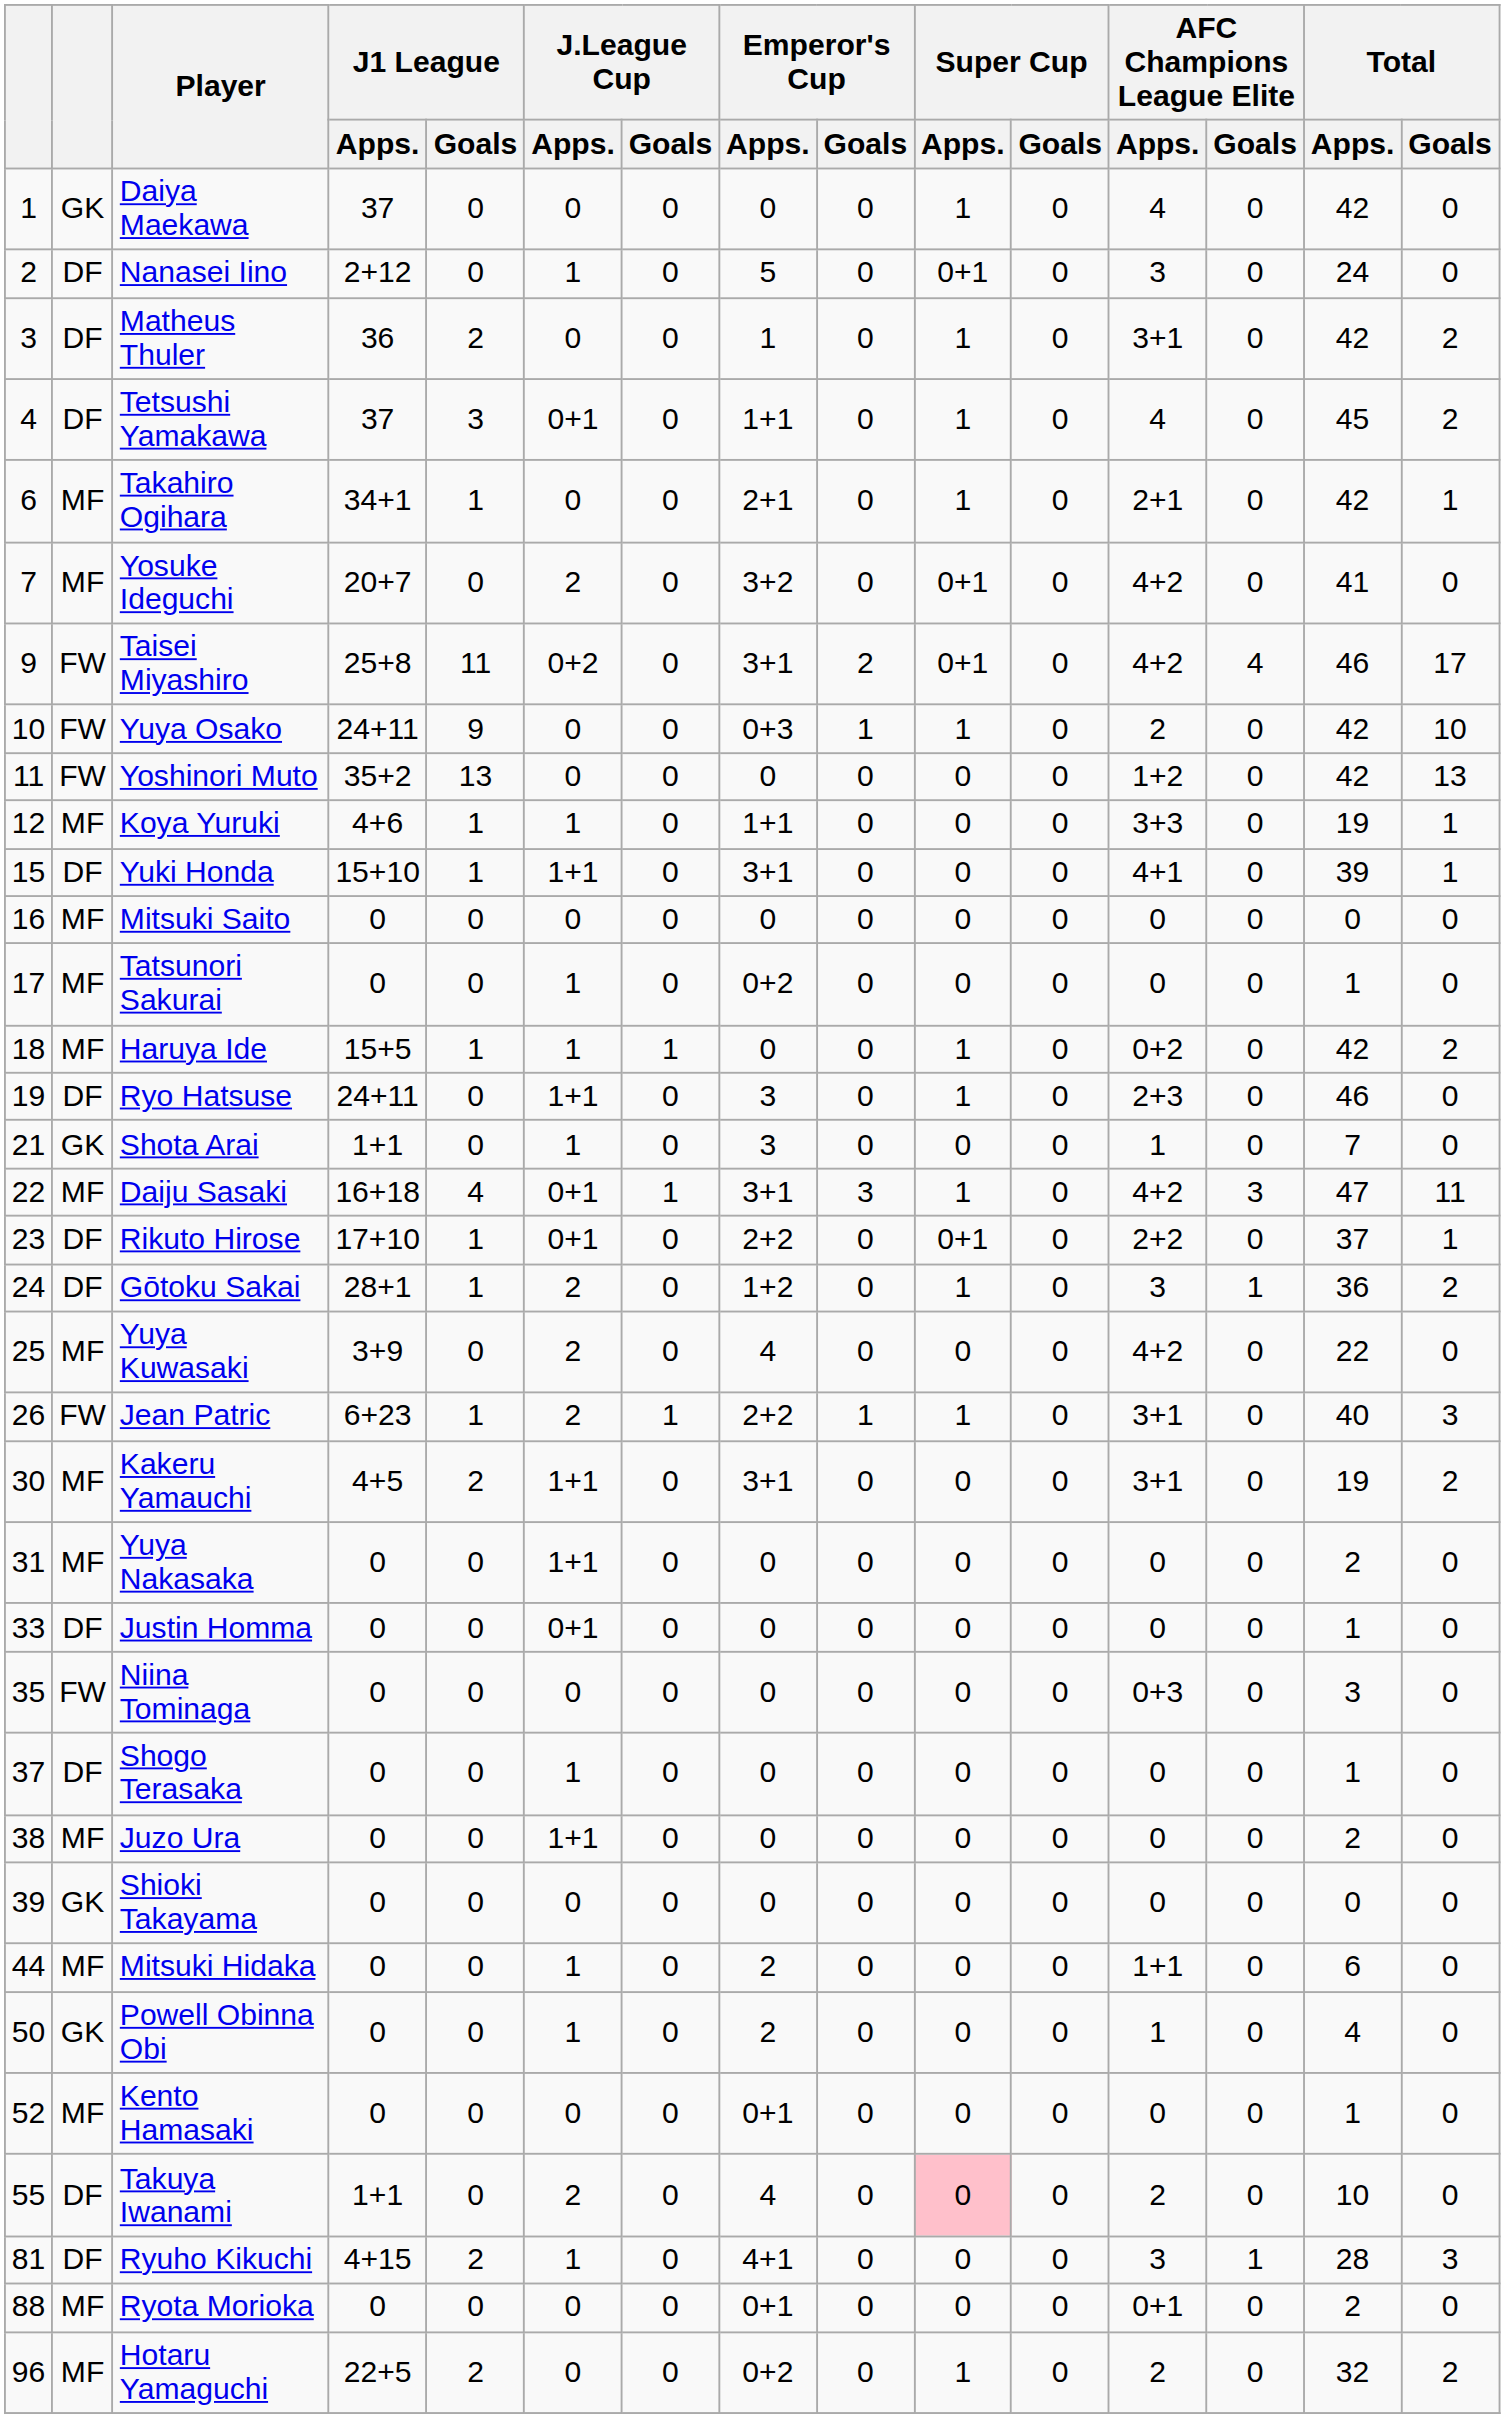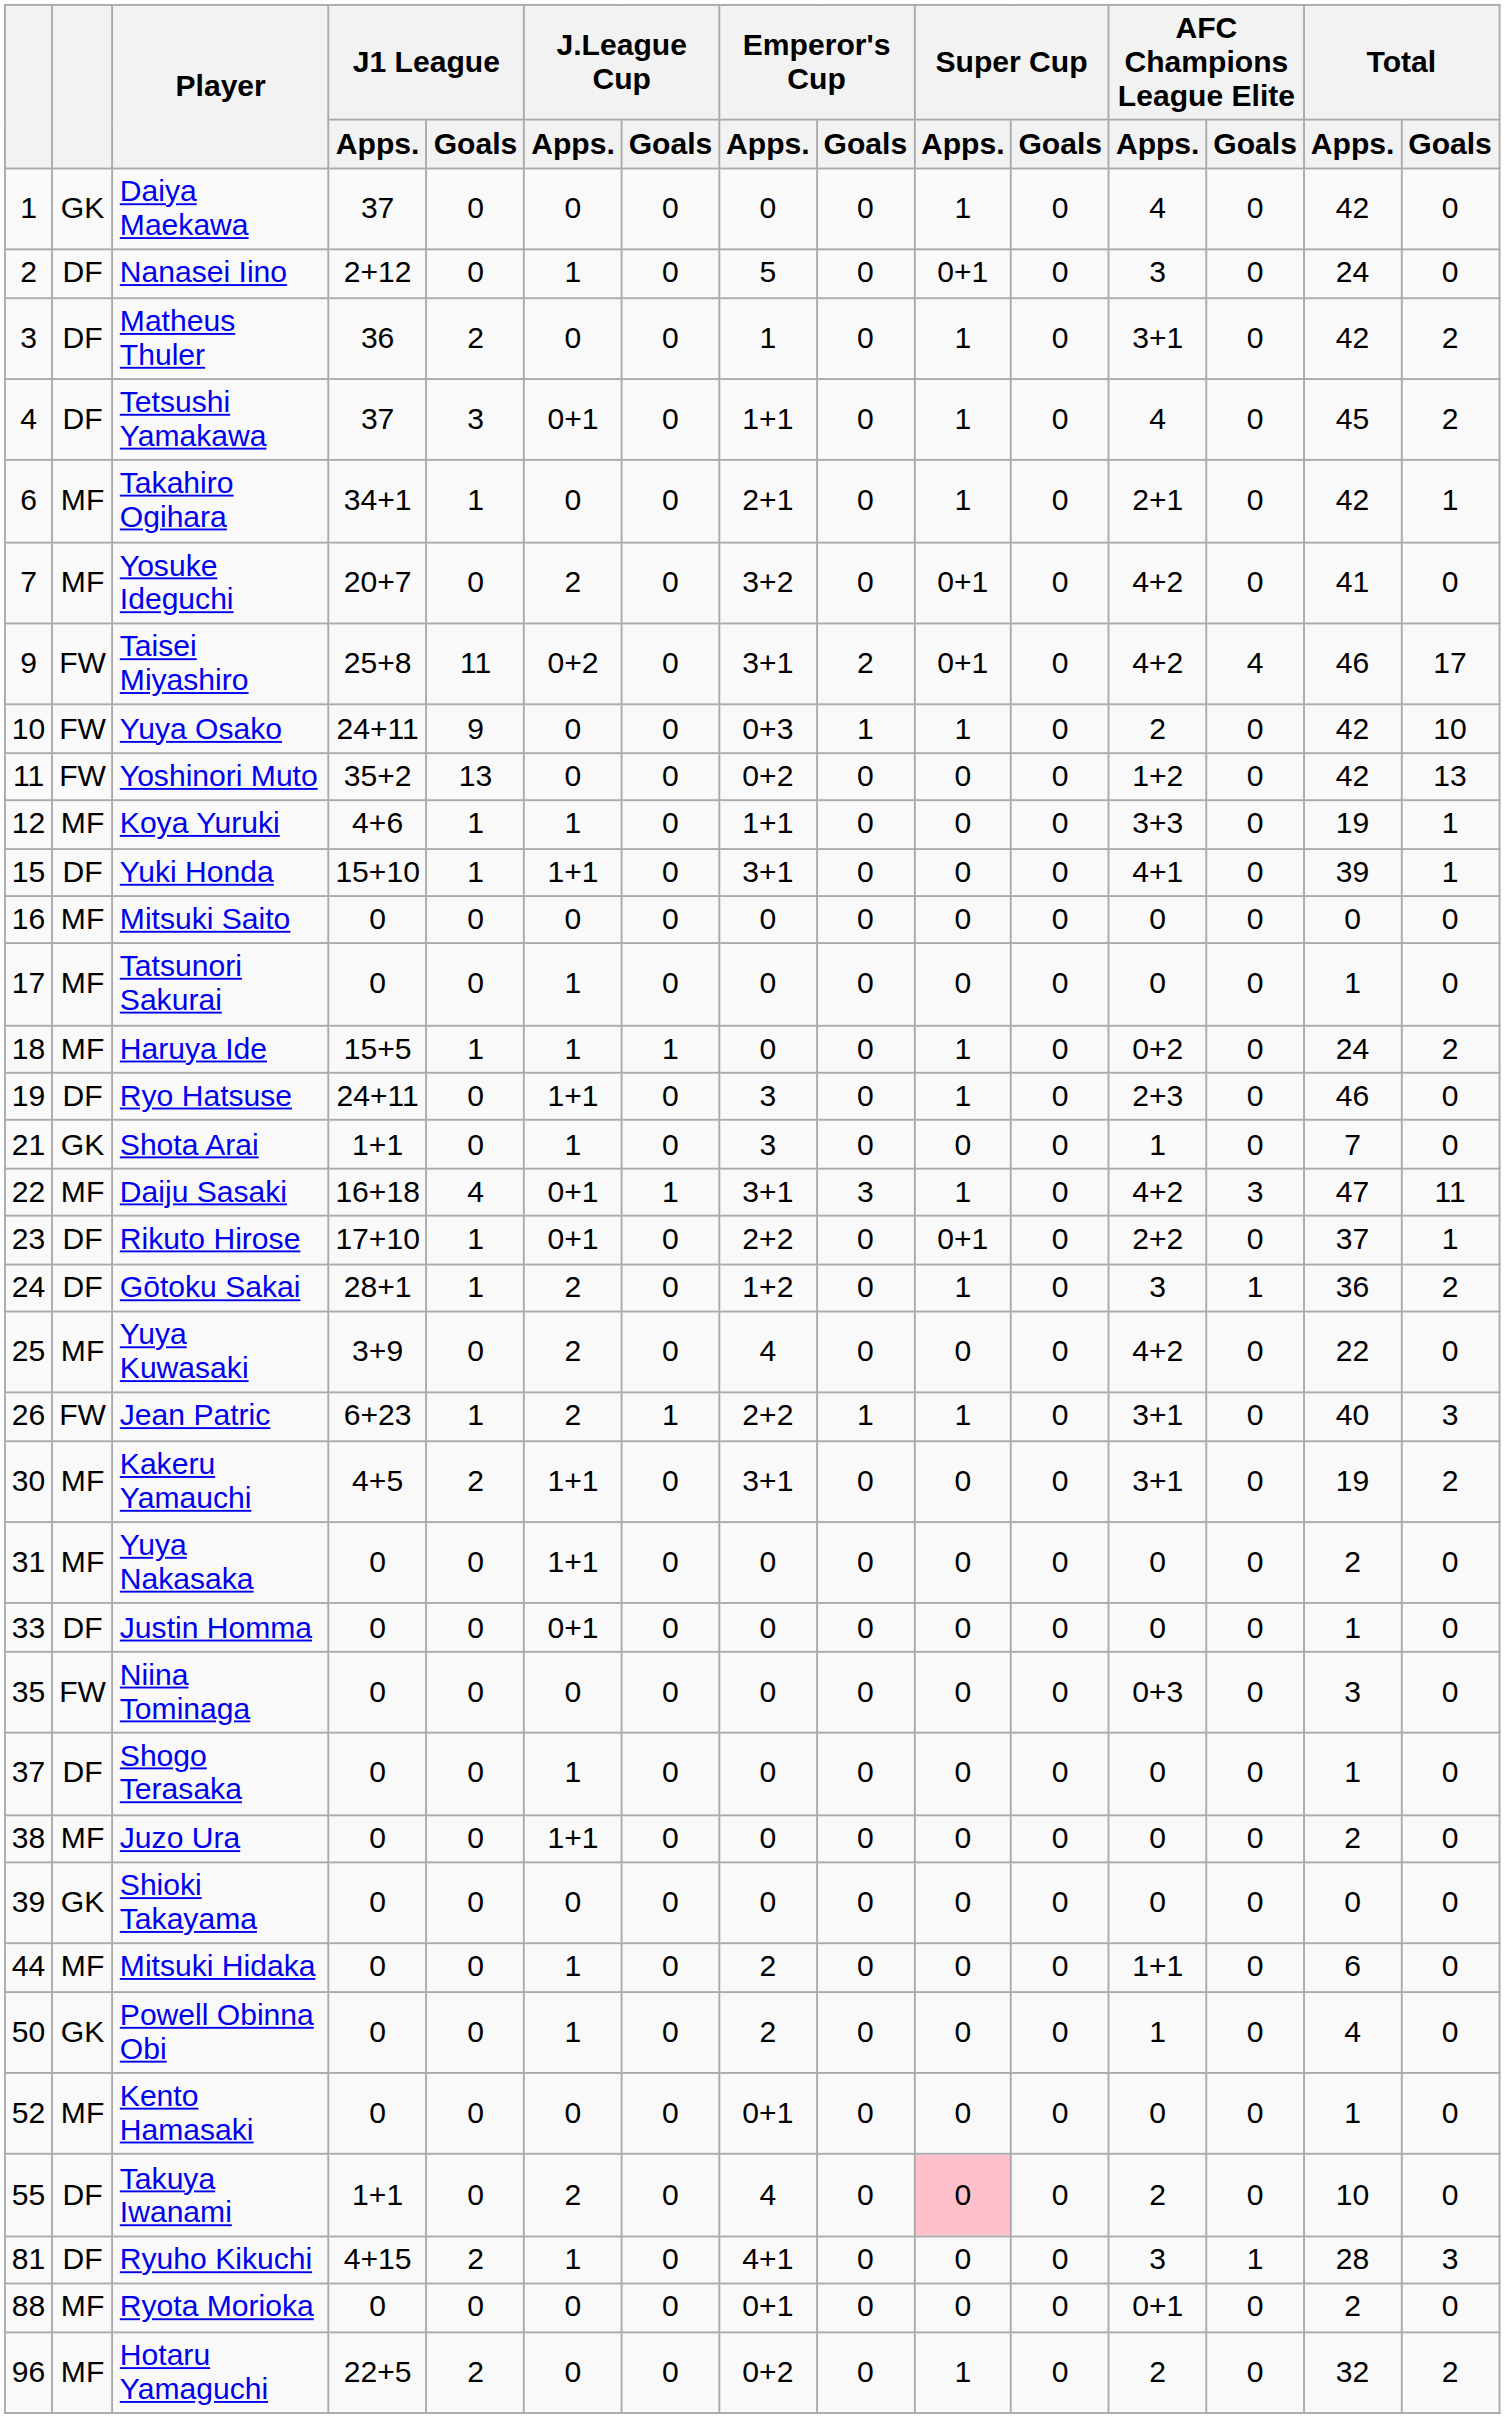(768, 776) 0 -> (768, 776) 0+2
(768, 983) 0+2 -> (768, 983) 0
(1353, 1048) 42 -> (1353, 1048) 24
